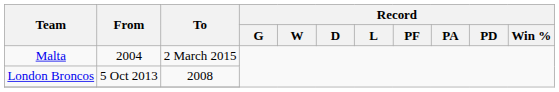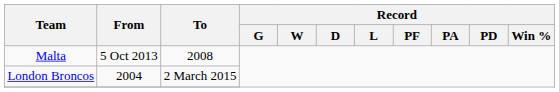(129, 55) 2004 -> (129, 55) 5 Oct 2013
(200, 55) 2 March 2015 -> (200, 55) 2008
(129, 76) 5 Oct 2013 -> (129, 76) 2004
(200, 76) 2008 -> (200, 76) 2 March 2015
